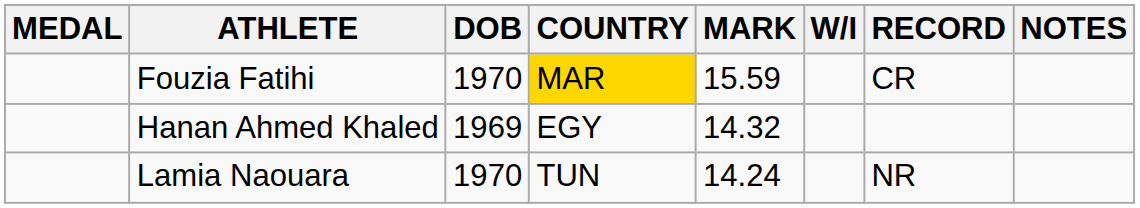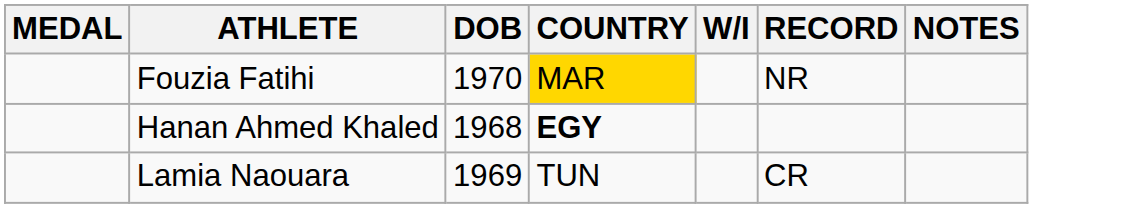- column: (750, 29)
(894, 78) CR -> (786, 78) NR
(488, 127) 1969 -> (488, 127) 1968
(569, 127) normal -> (569, 127) bold
(488, 176) 1970 -> (488, 176) 1969
(894, 176) NR -> (786, 176) CR
